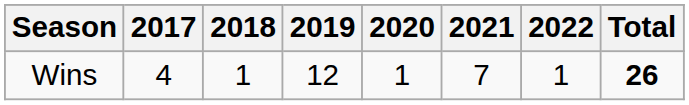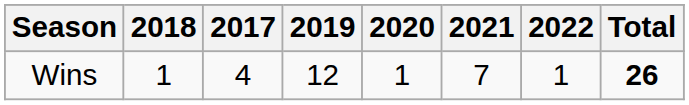columns swapped: (164, 27) <-> (243, 27)
